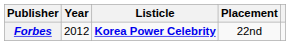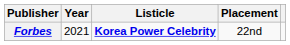(77, 31) 2012 -> (77, 31) 2021
